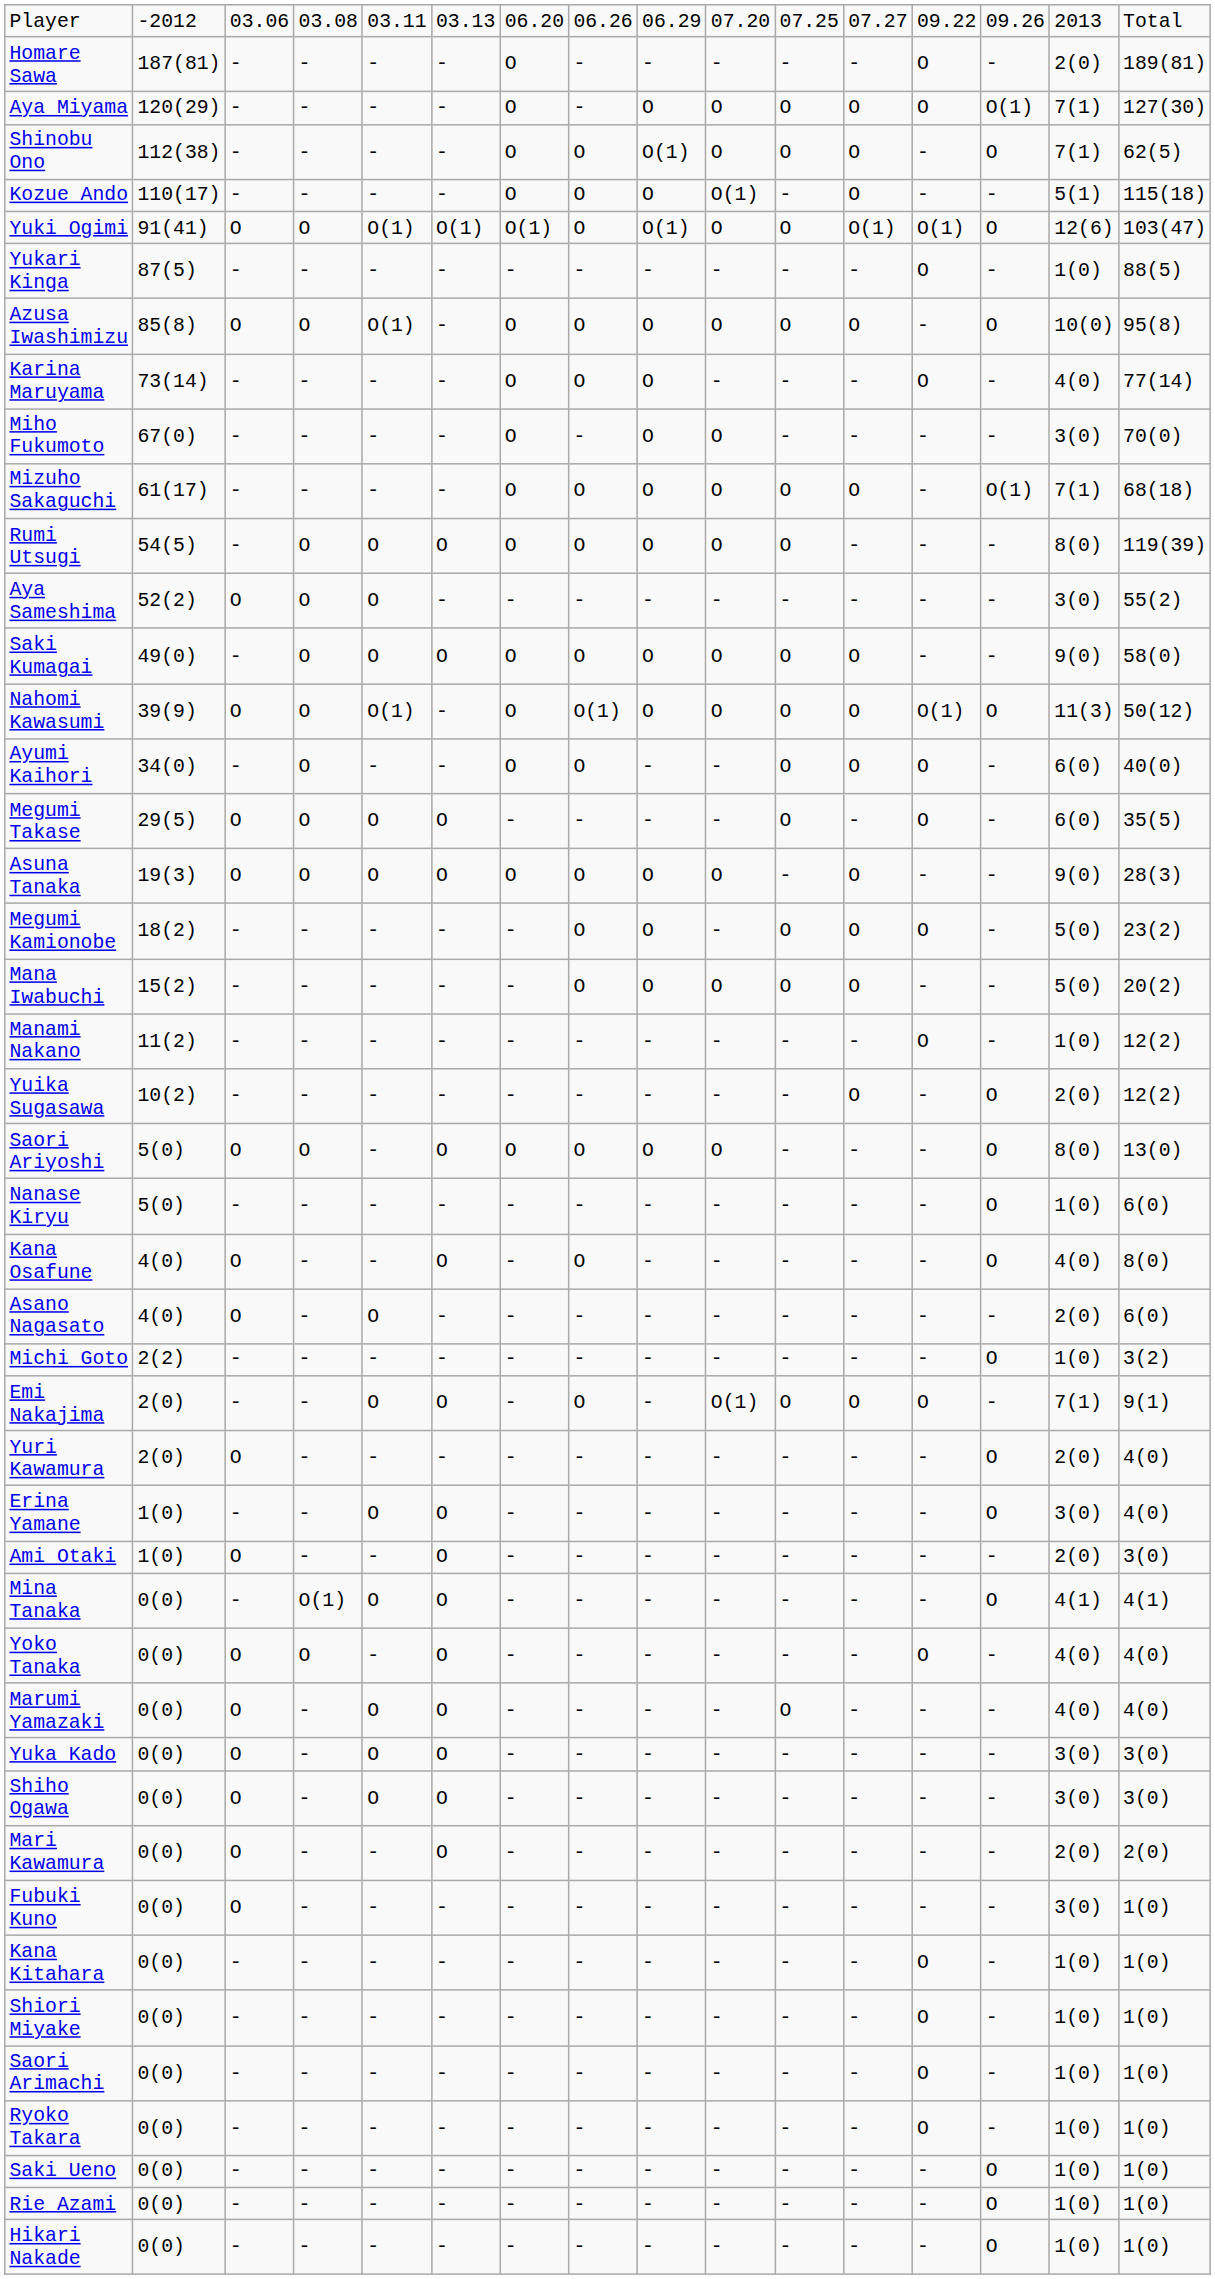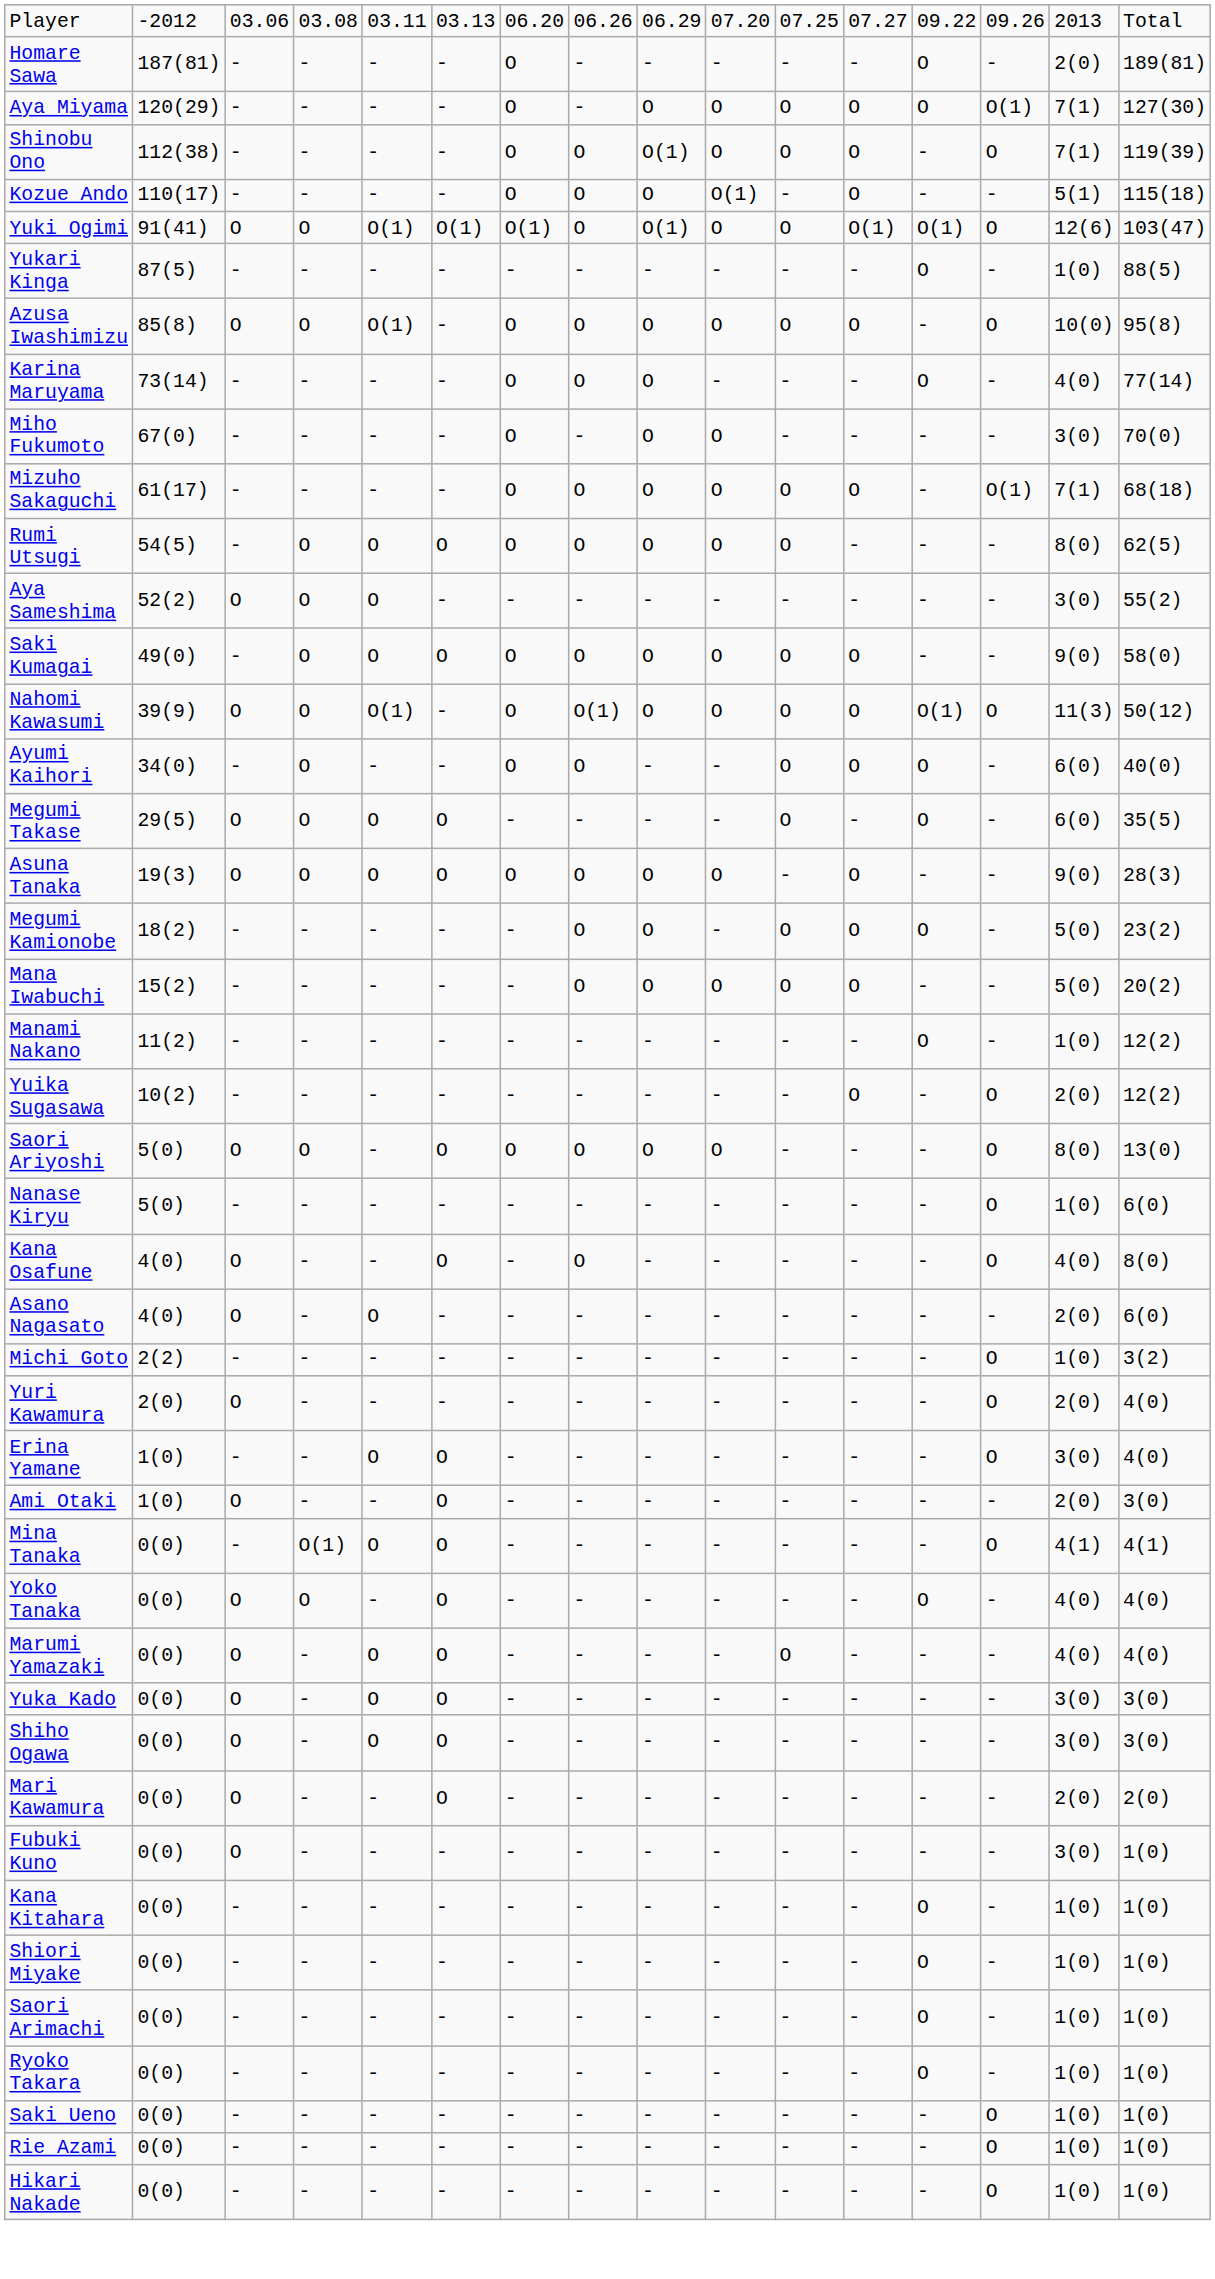(1153, 152) 62(5) -> (1165, 152) 119(39)
(1165, 546) 119(39) -> (1153, 546) 62(5)
- row: (57, 1403)
